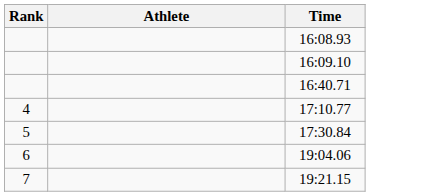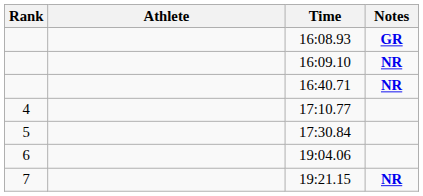+ column: (392, 16)
